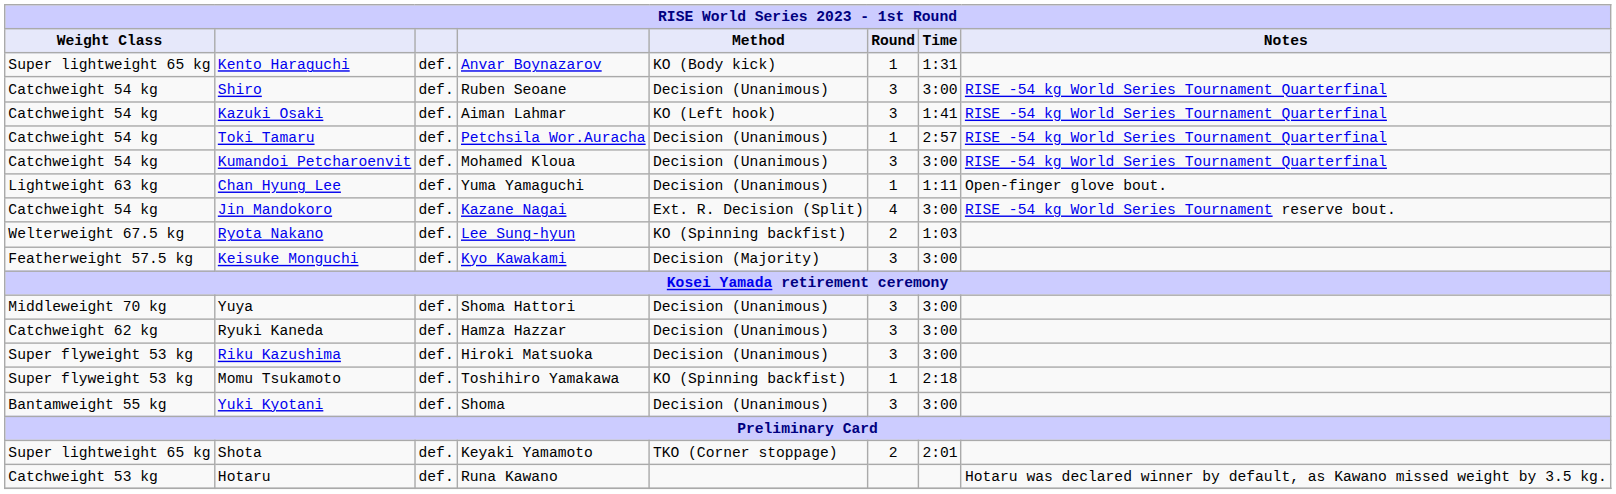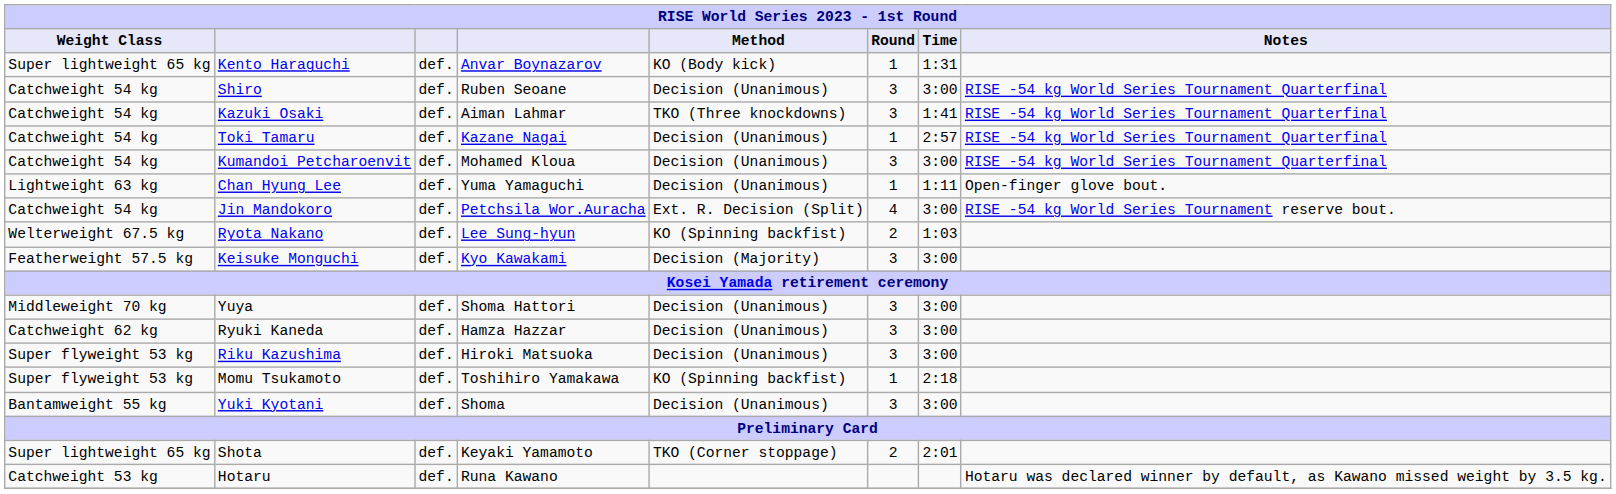(714, 114) KO (Left hook) -> (750, 114) TKO (Three knockdowns)
(553, 138) Petchsila Wor.Auracha -> (514, 138) Kazane Nagai
(514, 211) Kazane Nagai -> (553, 211) Petchsila Wor.Auracha
